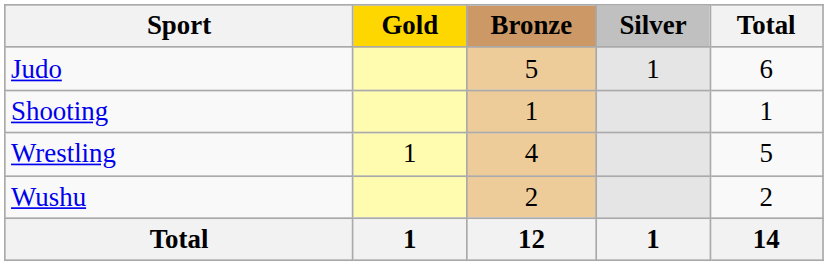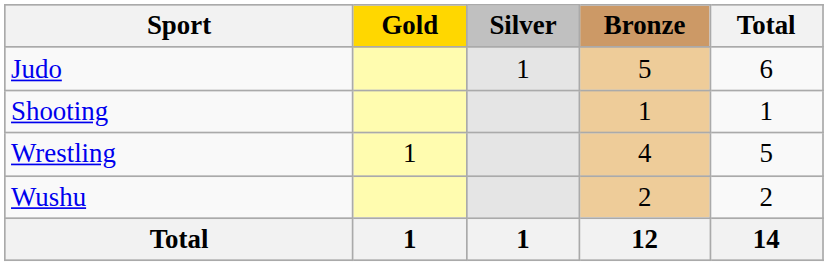columns swapped: (653, 25) <-> (531, 25)
